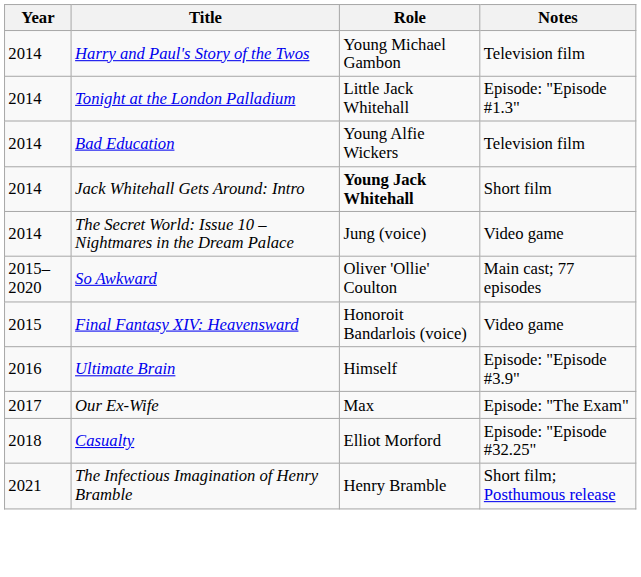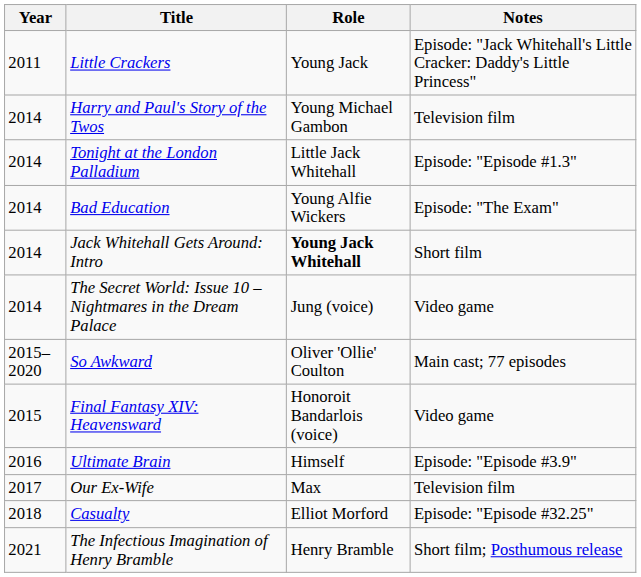+ row: (120, 62)
(534, 143) Television film -> (486, 207) Episode: "The Exam"
(556, 404) Episode: "The Exam" -> (464, 487) Television film
